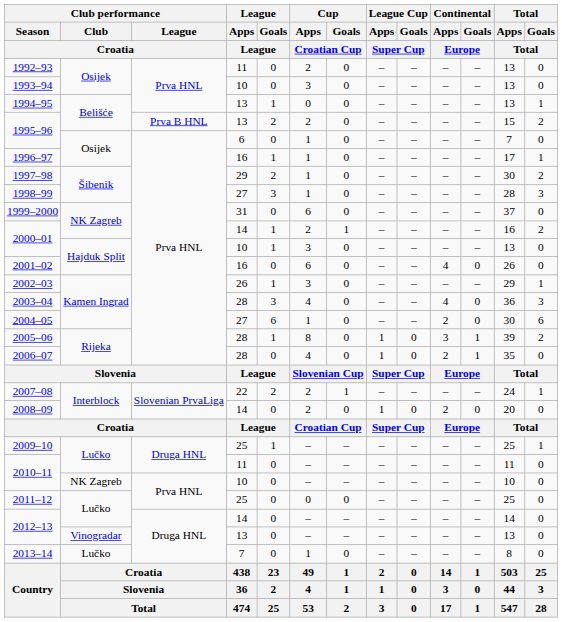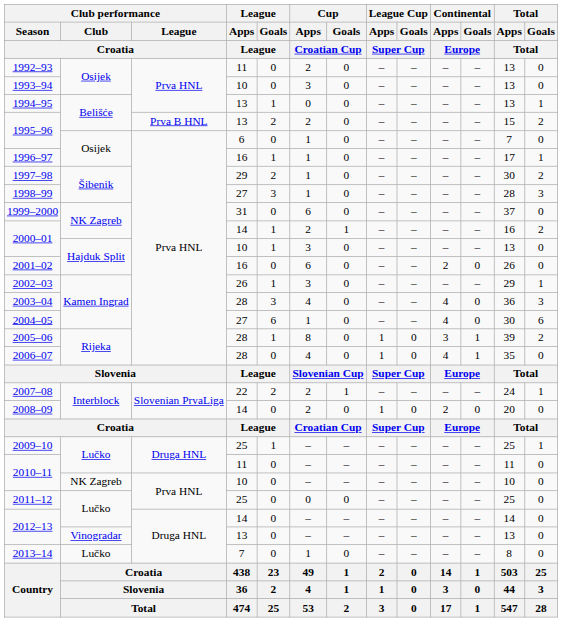(446, 265) 4 -> (446, 265) 2
(446, 319) 2 -> (446, 319) 4
(446, 355) 2 -> (446, 355) 4
